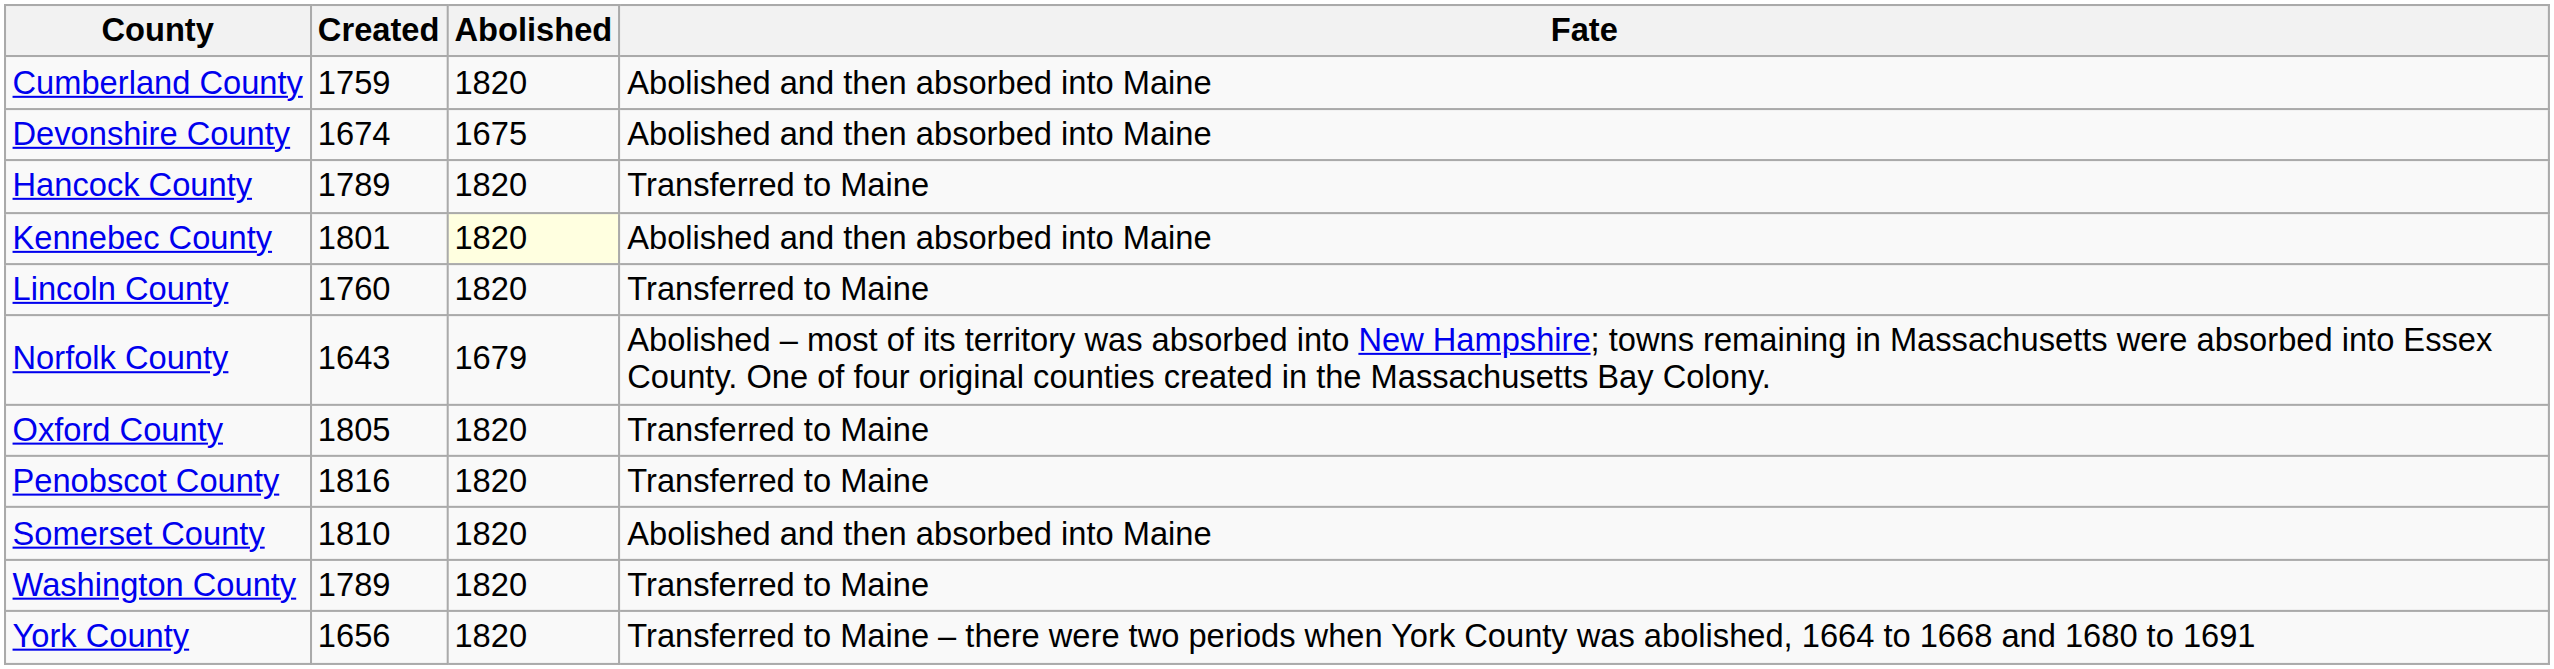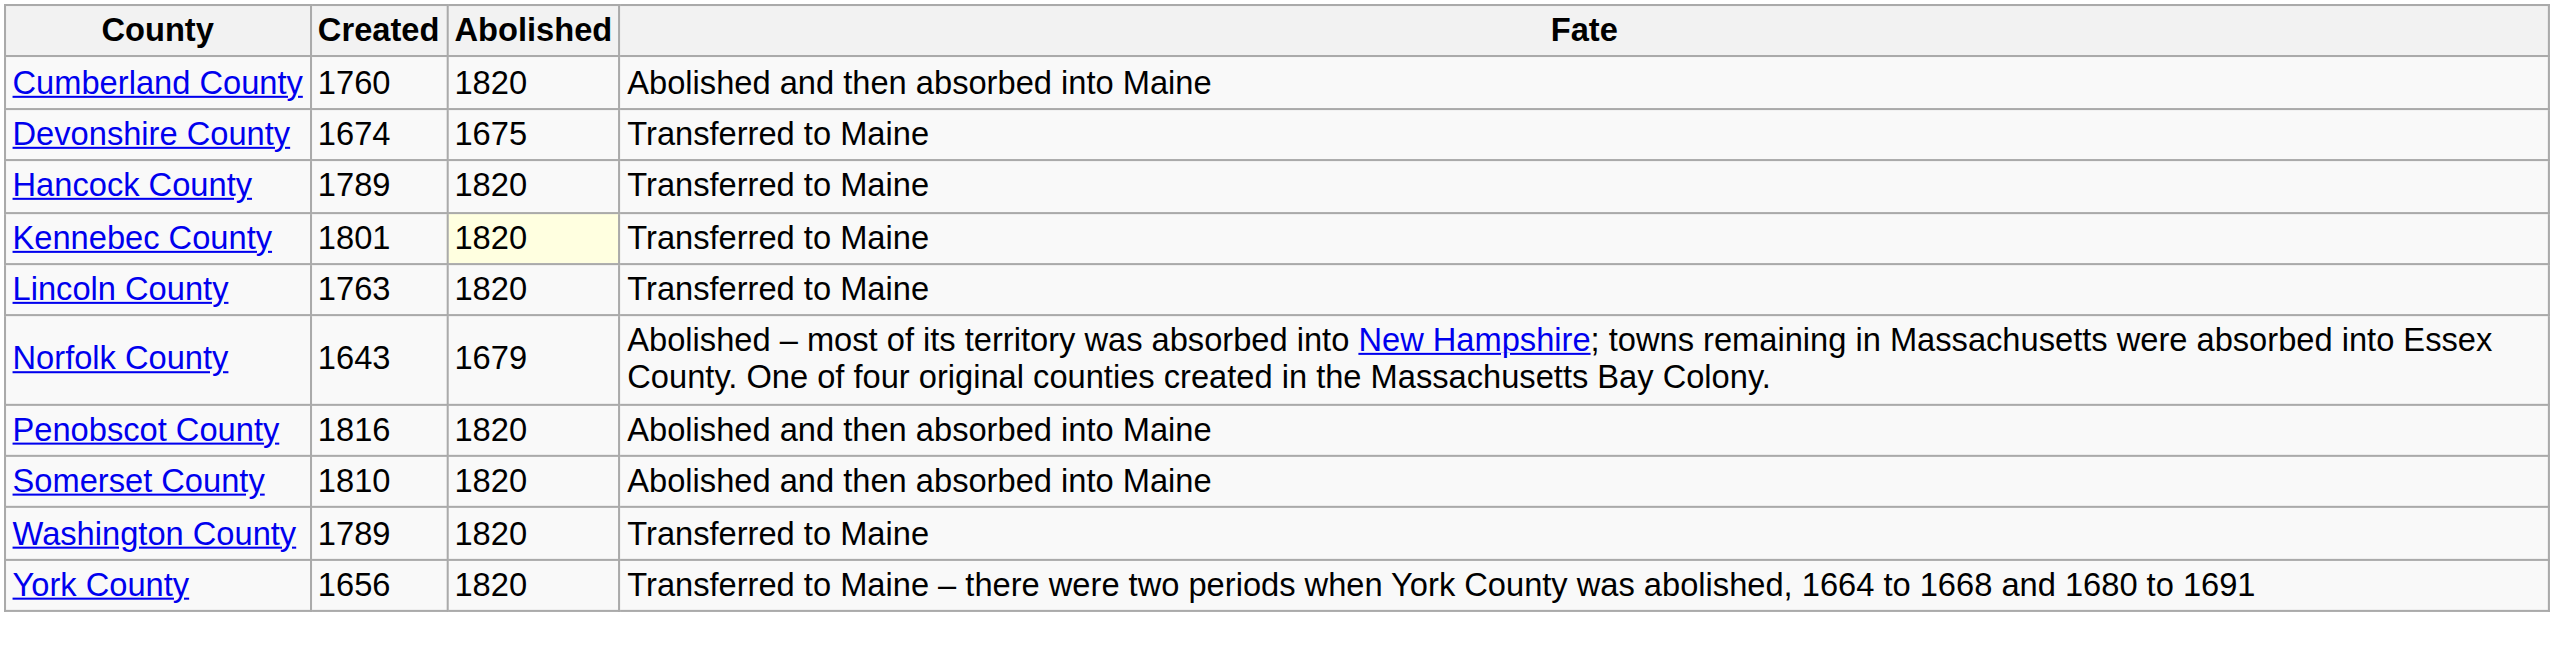(354, 82) 1759 -> (354, 82) 1760
(919, 133) Abolished and then absorbed into Maine -> (778, 133) Transferred to Maine
(919, 237) Abolished and then absorbed into Maine -> (778, 237) Transferred to Maine
(354, 289) 1760 -> (354, 289) 1763
- row: (118, 429)
(778, 481) Transferred to Maine -> (919, 429) Abolished and then absorbed into Maine
